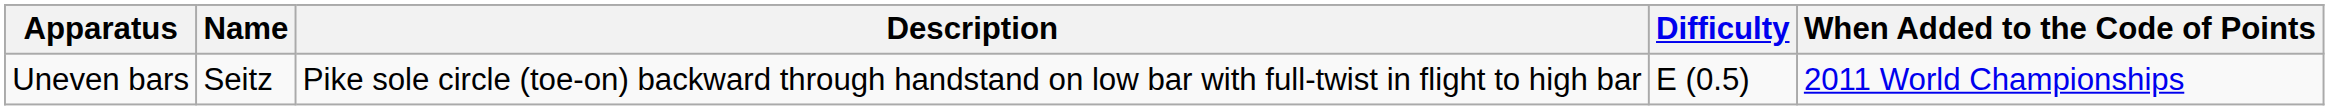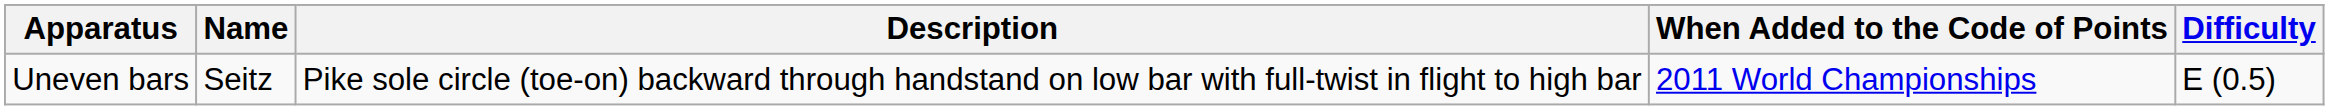columns swapped: (1723, 29) <-> (2060, 29)
